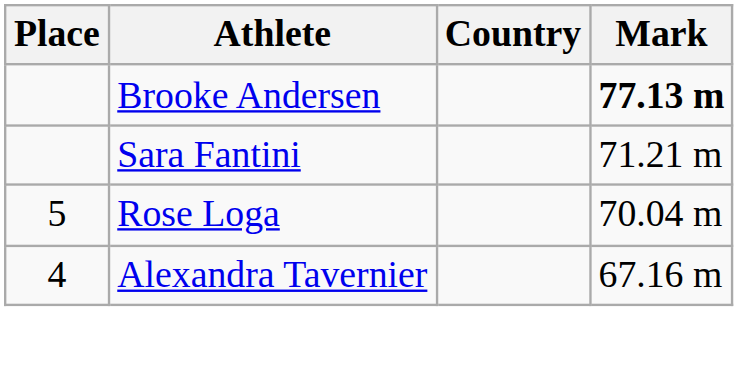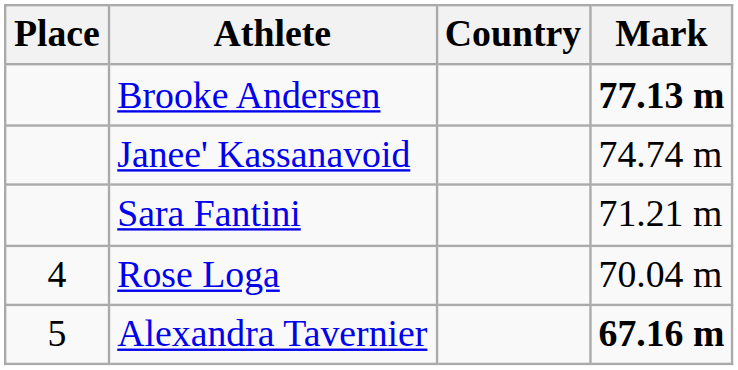+ row: (264, 154)
(57, 214) 5 -> (57, 273) 4
(57, 273) 4 -> (57, 333) 5
(660, 273) normal -> (661, 333) bold
